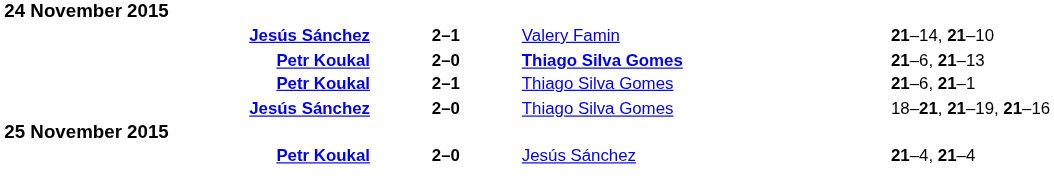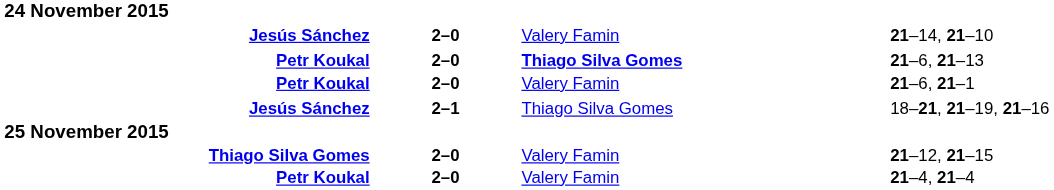(446, 35) 2–1 -> (446, 35) 2–0
(446, 83) 2–1 -> (446, 83) 2–0
(598, 83) Thiago Silva Gomes -> (570, 83) Valery Famin
(446, 108) 2–0 -> (446, 108) 2–1
+ row: (289, 155)
(579, 155) Jesús Sánchez -> (570, 178) Valery Famin
